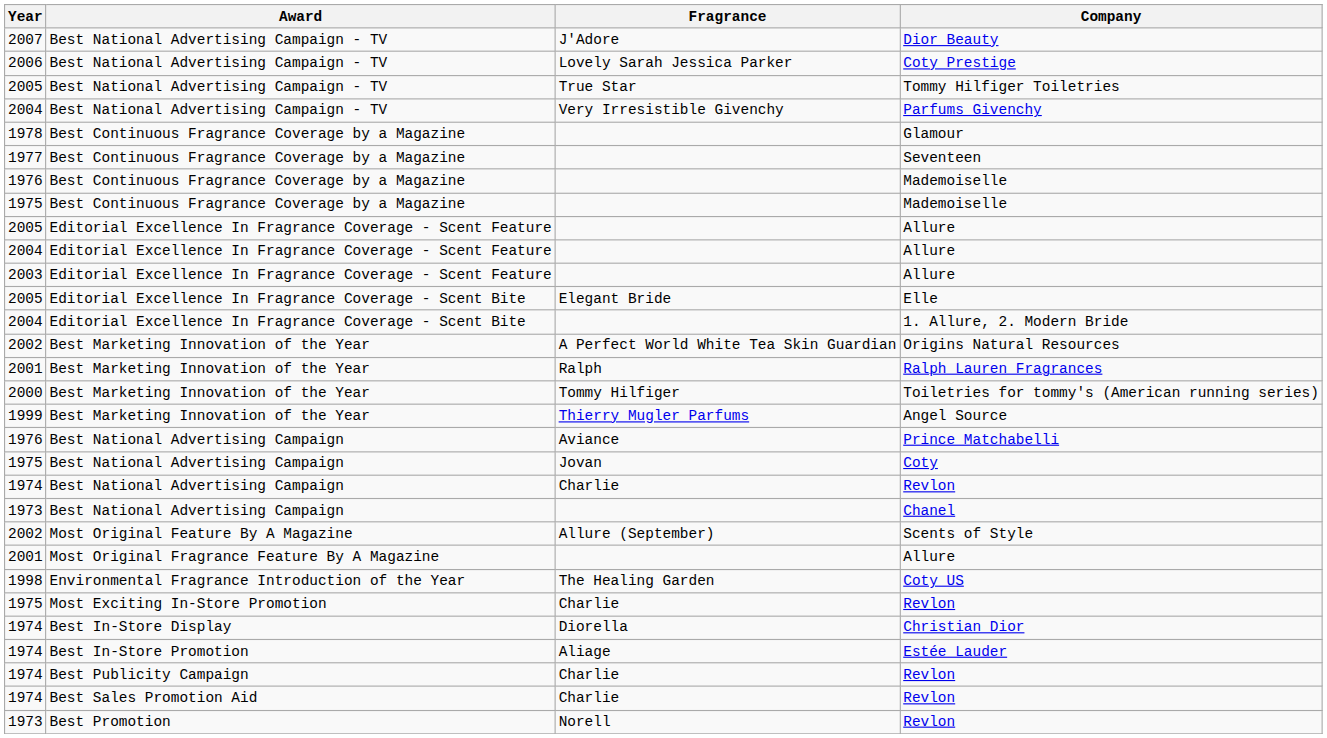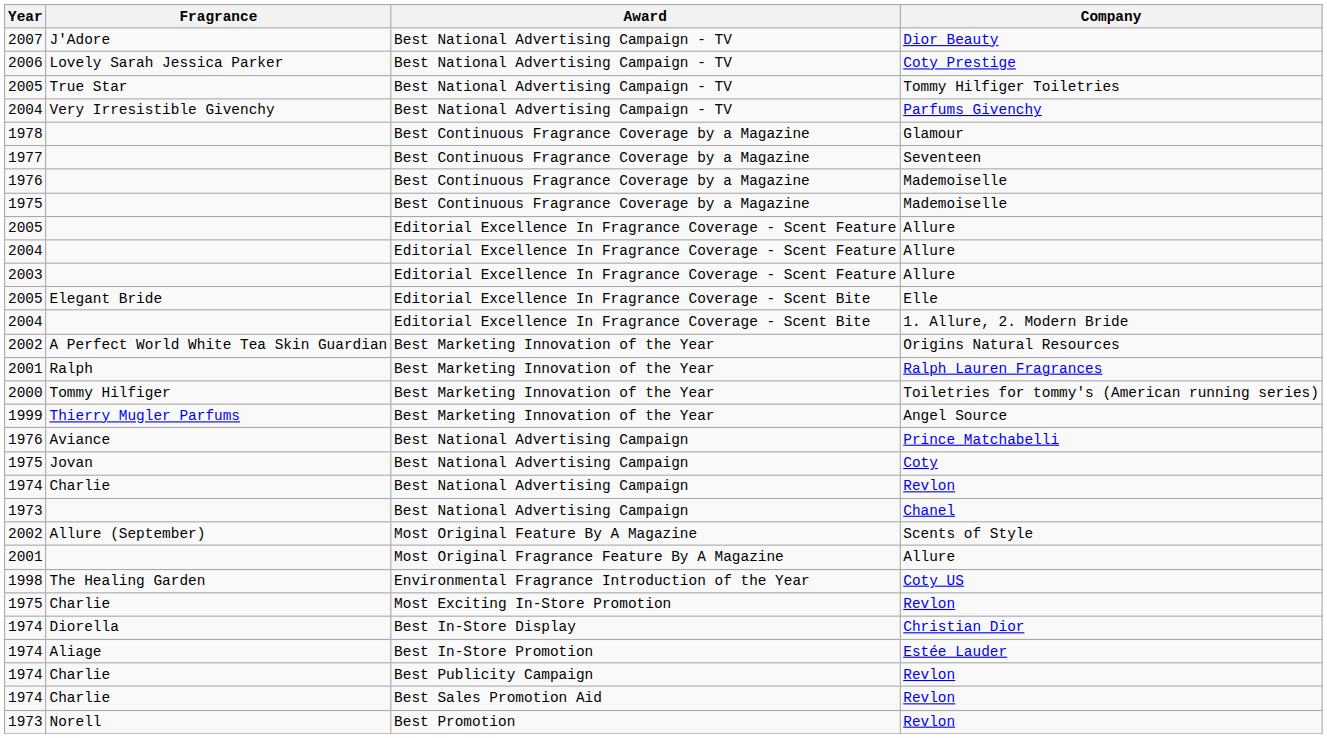columns swapped: (301, 16) <-> (727, 16)
